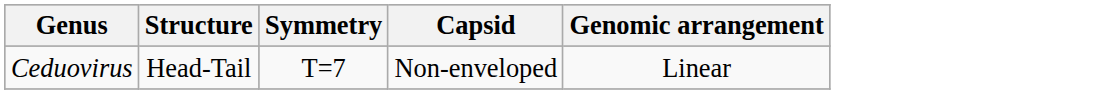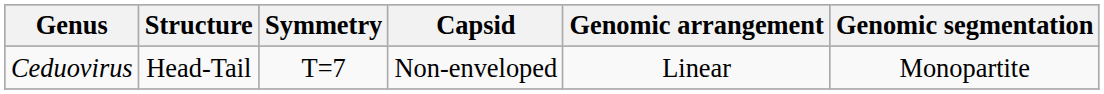+ column: (965, 25)
